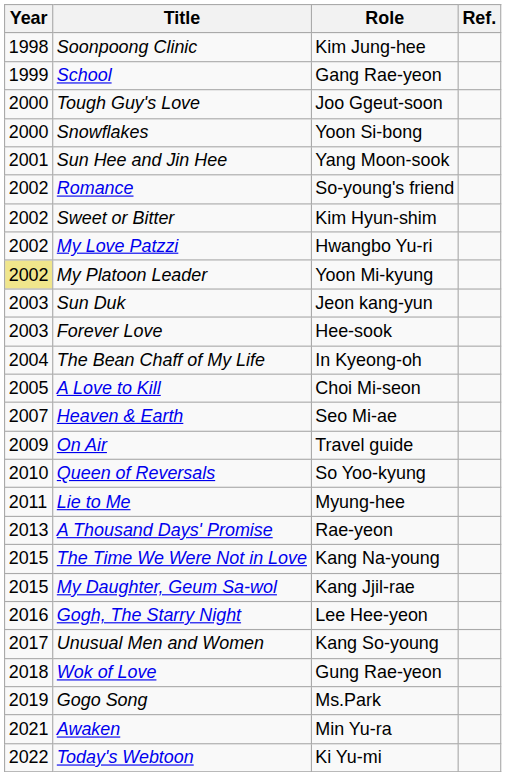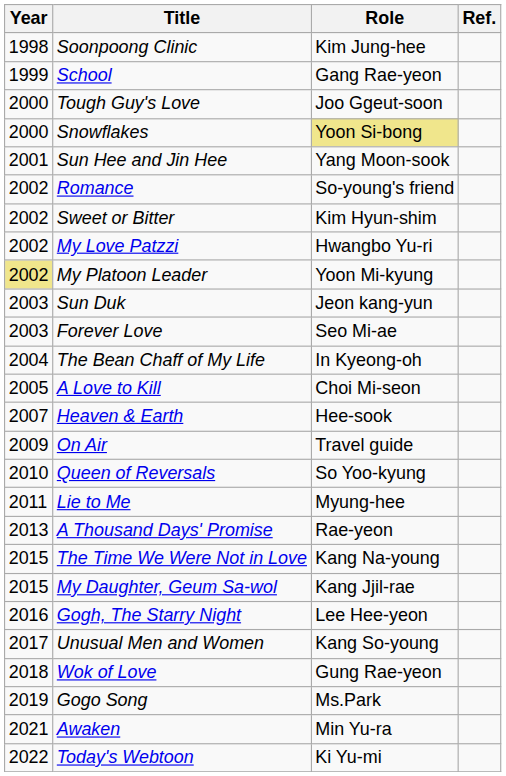(369, 132) no background -> (369, 132) khaki background
(354, 331) Hee-sook -> (356, 331) Seo Mi-ae
(356, 416) Seo Mi-ae -> (354, 416) Hee-sook
